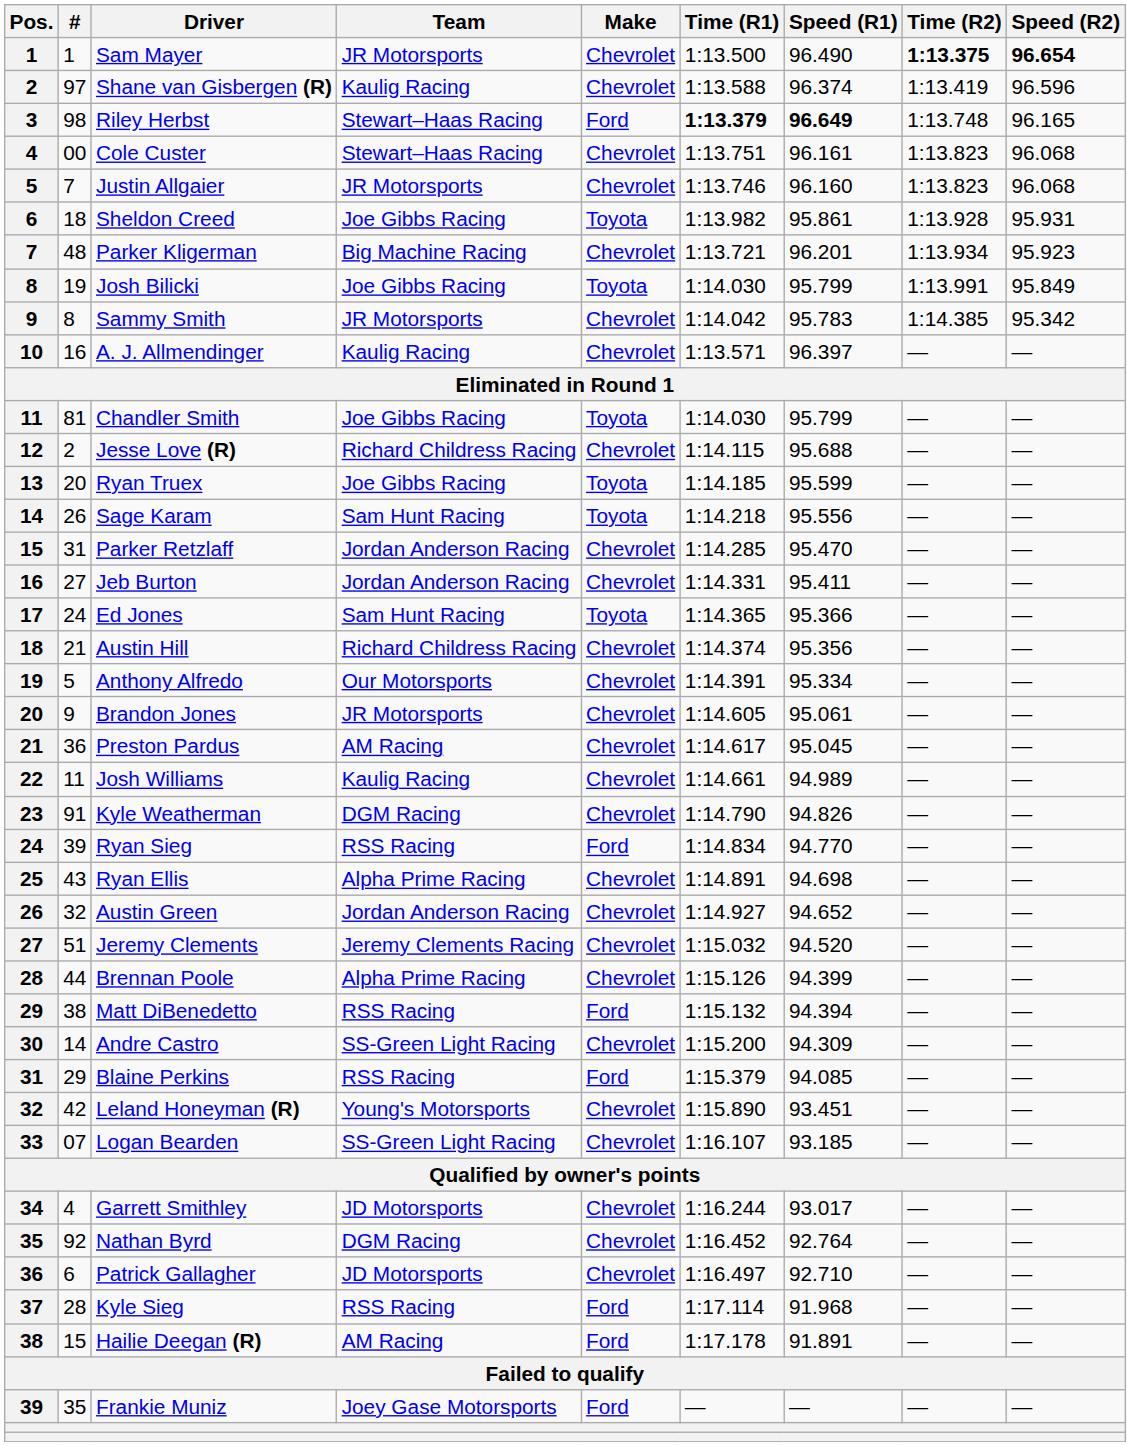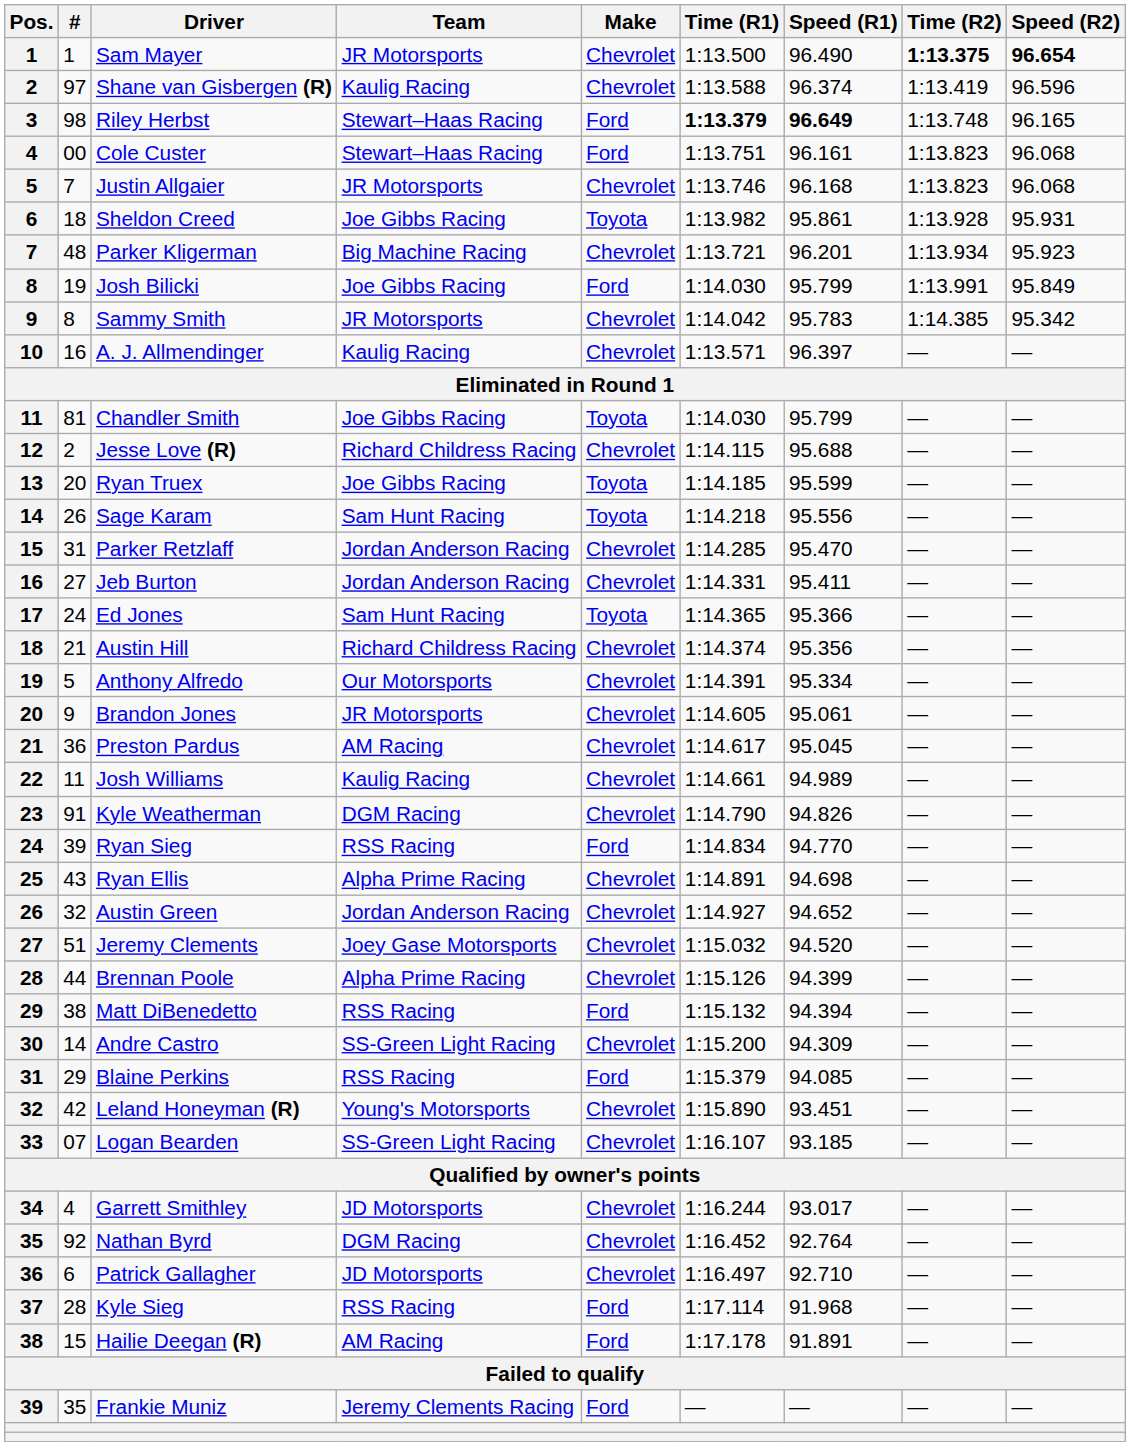(631, 153) Chevrolet -> (607, 153) Ford
(821, 186) 96.160 -> (821, 186) 96.168
(617, 285) Toyota -> (607, 285) Ford
(458, 944) Jeremy Clements Racing -> (449, 944) Joey Gase Motorsports
(449, 1406) Joey Gase Motorsports -> (458, 1406) Jeremy Clements Racing
